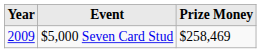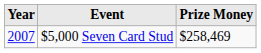(21, 36) 2009 -> (21, 36) 2007
